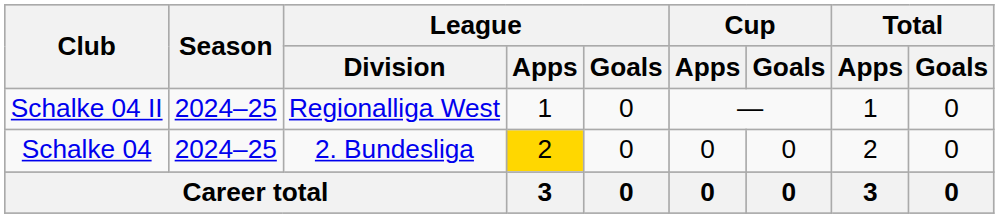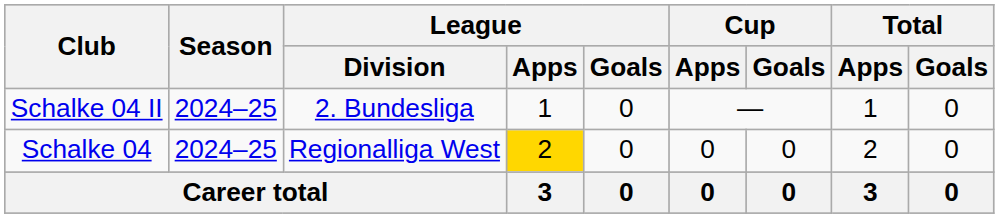(394, 108) Regionalliga West -> (394, 108) 2. Bundesliga
(394, 150) 2. Bundesliga -> (394, 150) Regionalliga West
